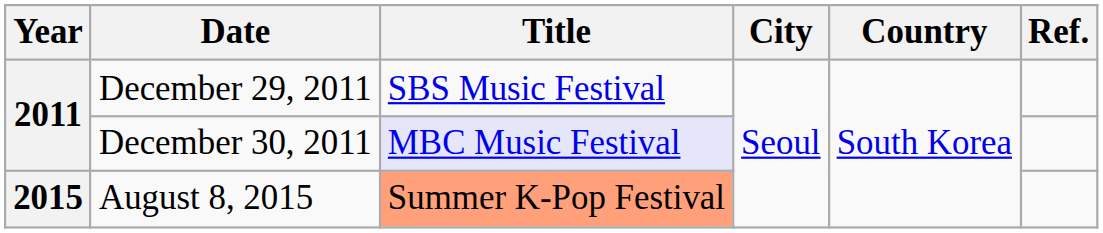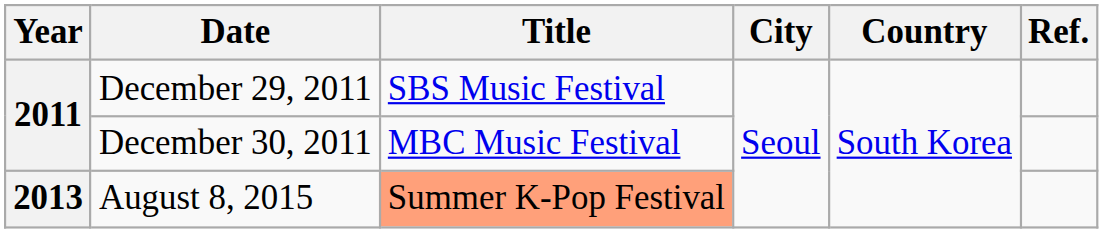(534, 142) lavender background -> (534, 142) no background
(48, 198) 2015 -> (48, 198) 2013
